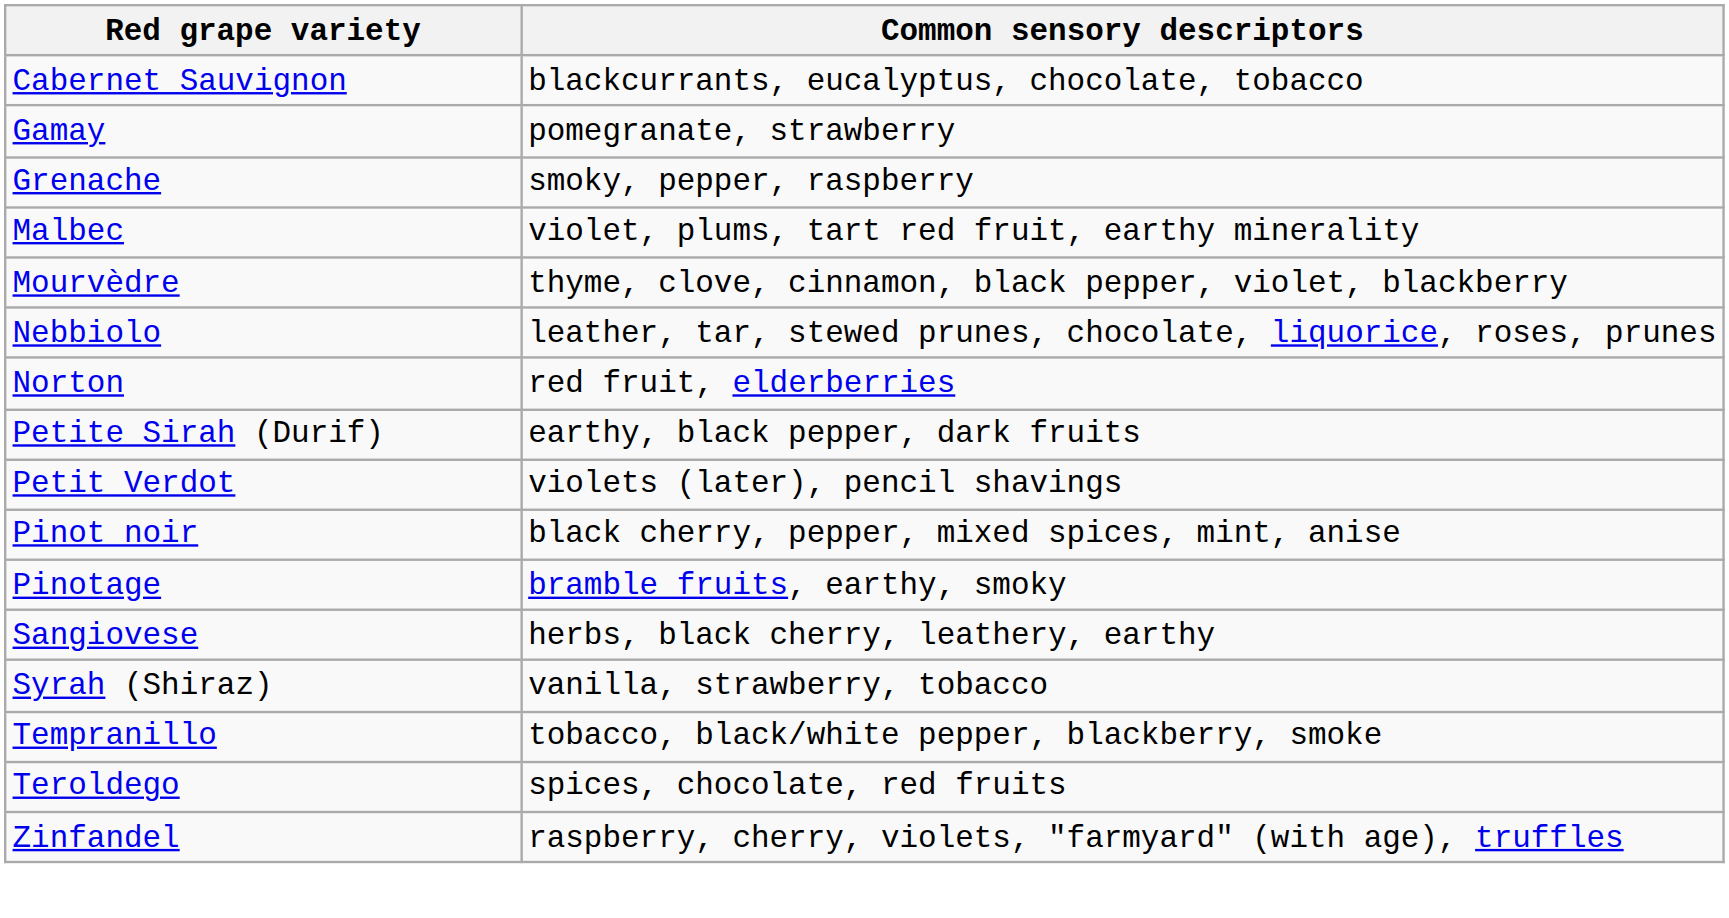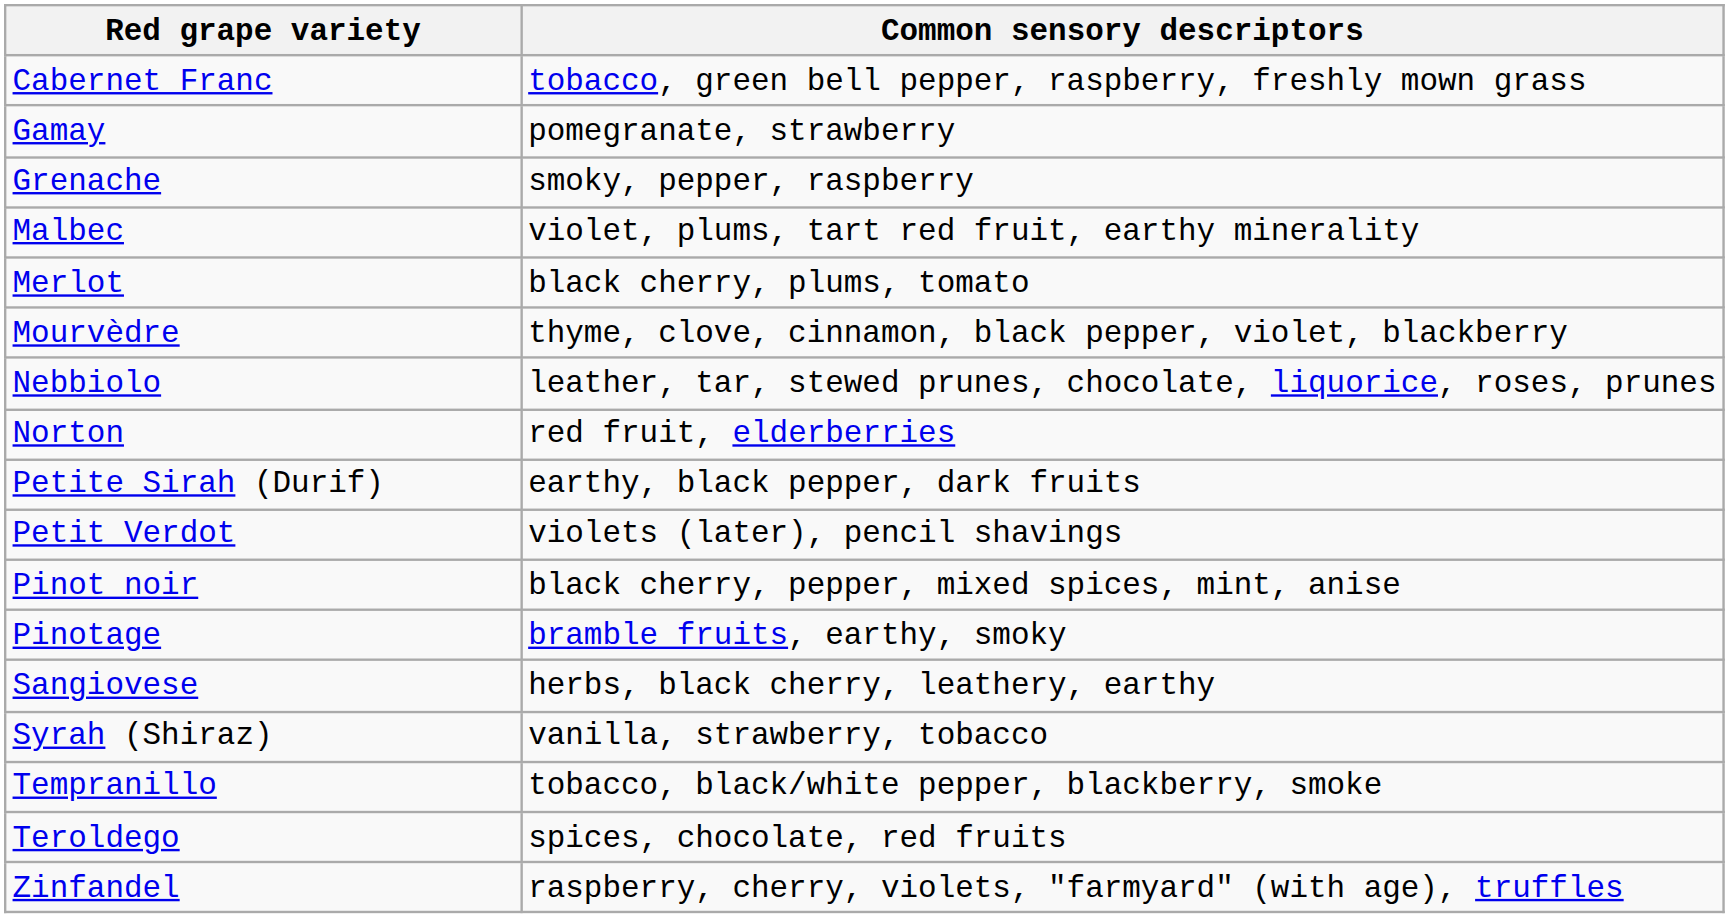+ row: (143, 81)
- row: (180, 81)
+ row: (68, 283)
